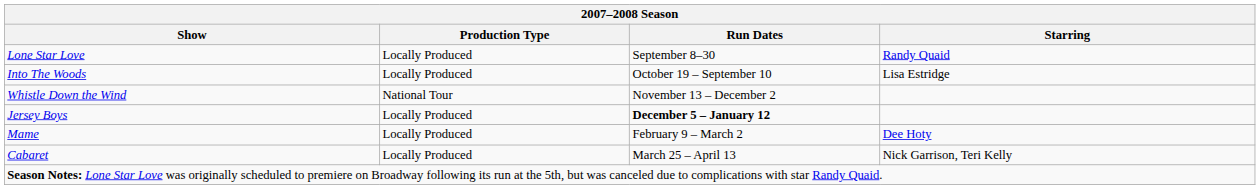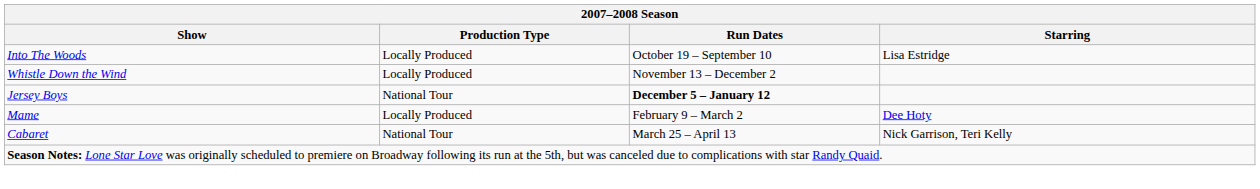- row: (46, 54)
(418, 94) National Tour -> (427, 74) Locally Produced
(427, 114) Locally Produced -> (418, 94) National Tour
(427, 154) Locally Produced -> (418, 134) National Tour
